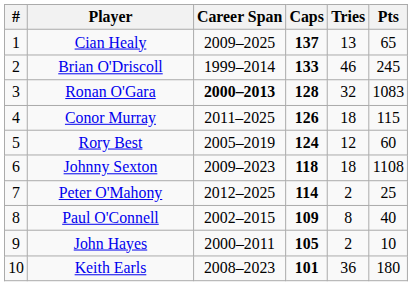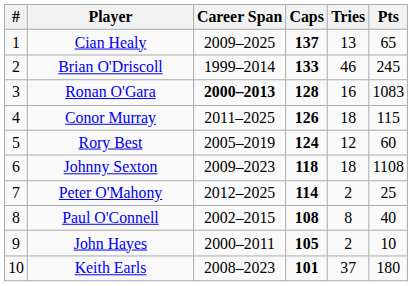(348, 92) 32 -> (348, 92) 16
(307, 218) 109 -> (307, 218) 108
(348, 268) 36 -> (348, 268) 37
